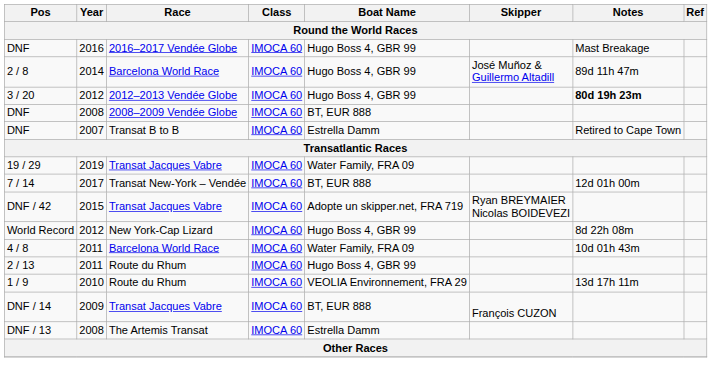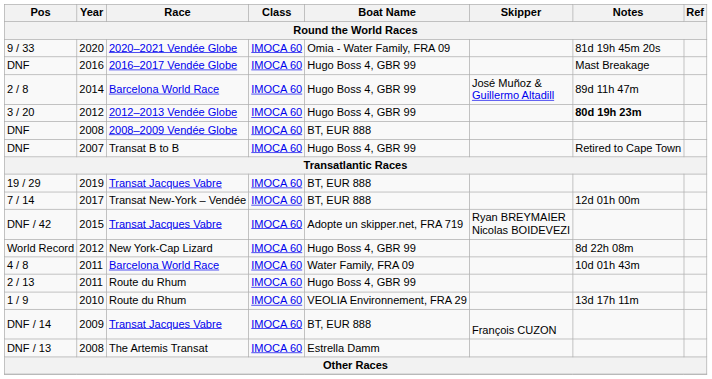+ row: (21, 48)
(343, 130) Estrella Damm -> (362, 148) Hugo Boss 4, GBR 99
(361, 165) Water Family, FRA 09 -> (339, 183) BT, EUR 888
